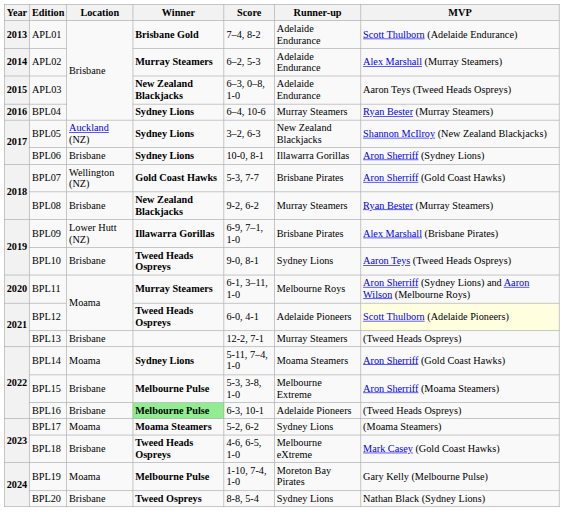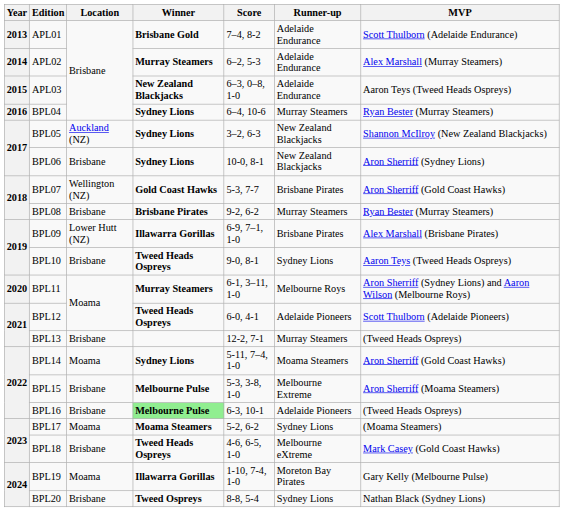(313, 156) Illawarra Gorillas -> (304, 161) New Zealand Blackjacks
(164, 205) New Zealand Blackjacks -> (171, 211) Brisbane Pirates
(436, 316) lightyellow background -> (436, 316) no background
(172, 476) Melbourne Pulse -> (175, 476) Illawarra Gorillas
